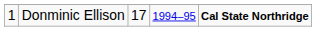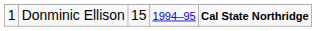(139, 15) 17 -> (139, 15) 15
